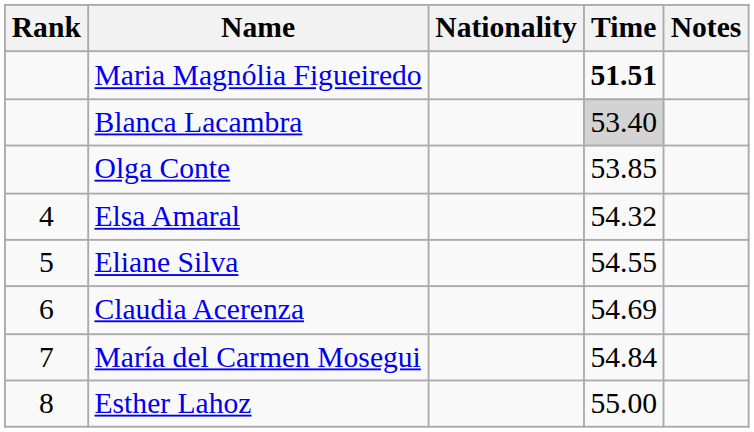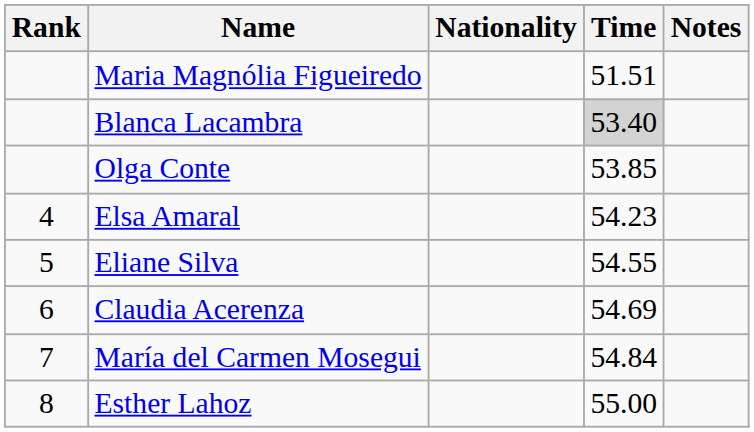(624, 74) bold -> (624, 74) normal
(624, 215) 54.32 -> (624, 215) 54.23
